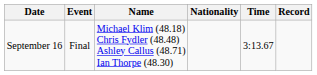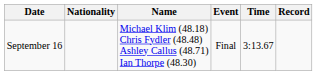columns swapped: (80, 12) <-> (214, 12)
